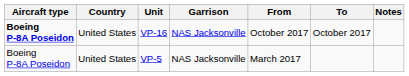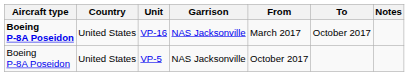(279, 32) October 2017 -> (275, 32) March 2017
(275, 58) March 2017 -> (279, 58) October 2017
